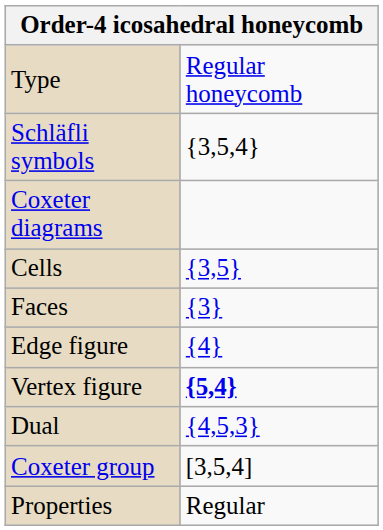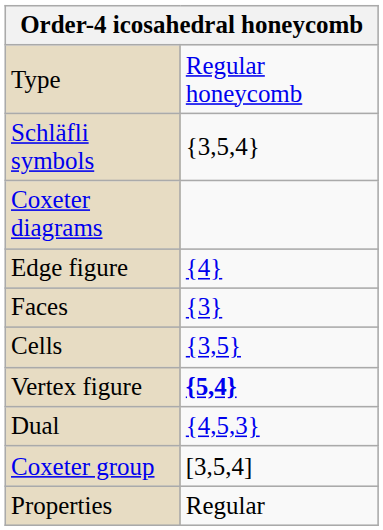rows swapped: (37, 267) <-> (70, 347)
